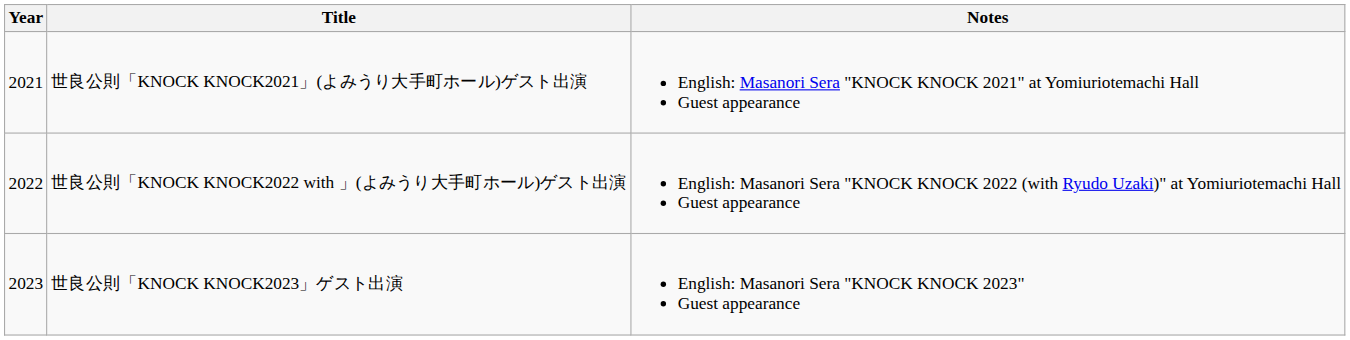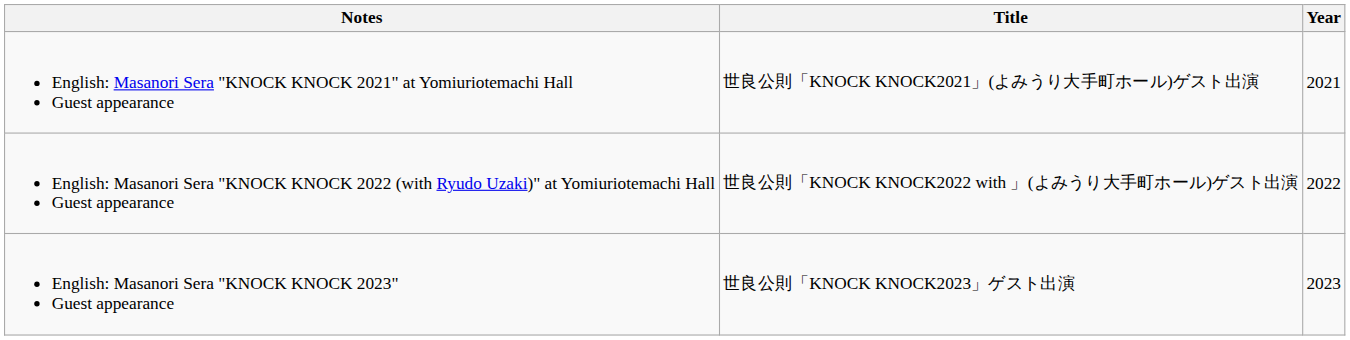columns swapped: (26, 18) <-> (988, 18)
